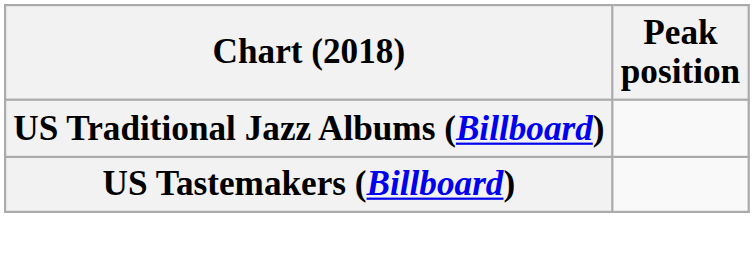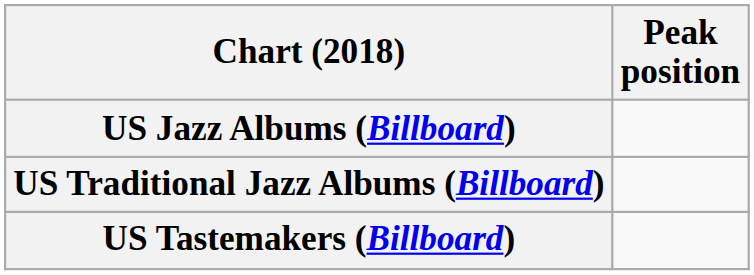+ row: (309, 127)
